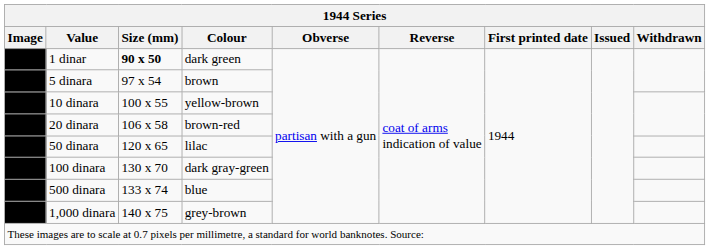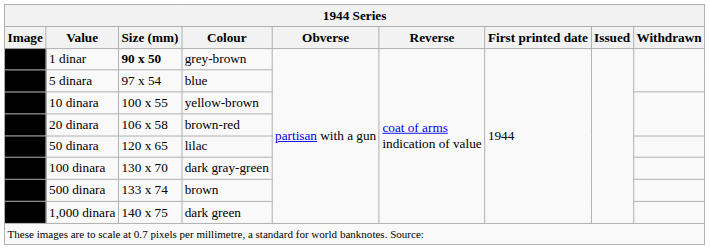(213, 59) dark green -> (216, 59) grey-brown
(202, 81) brown -> (196, 81) blue
(196, 190) blue -> (202, 190) brown
(216, 212) grey-brown -> (213, 212) dark green
